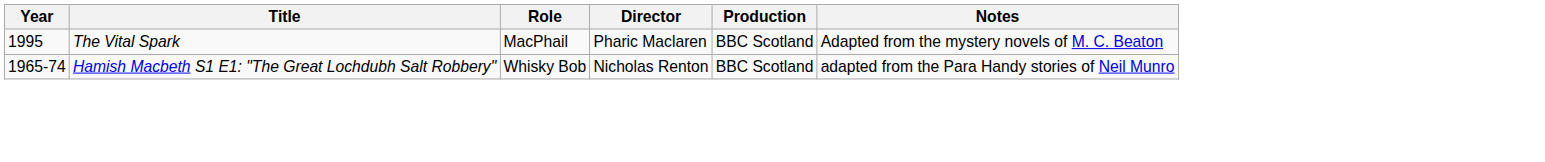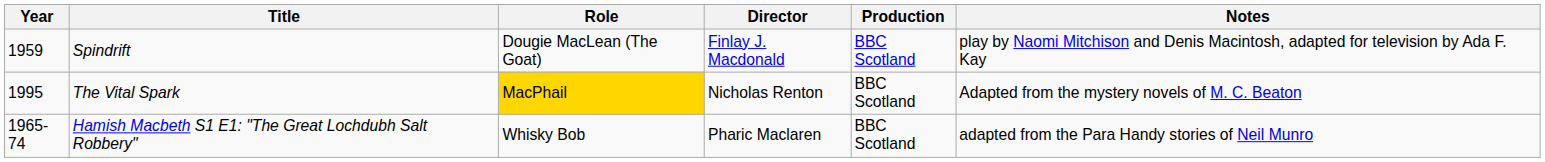+ row: (102, 50)
(536, 41) no background -> (535, 93) gold background
(650, 41) Pharic Maclaren -> (765, 93) Nicholas Renton
(651, 66) Nicholas Renton -> (765, 135) Pharic Maclaren
